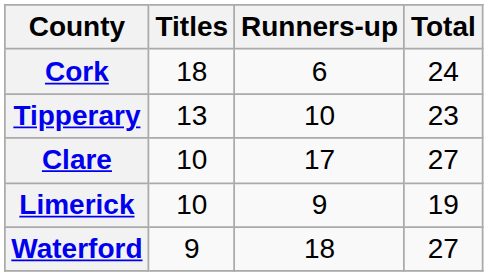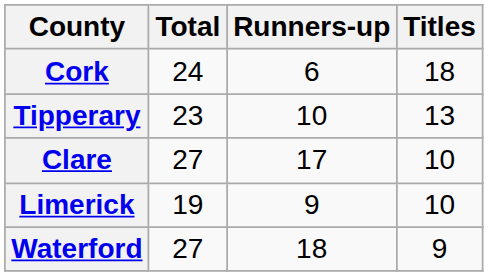columns swapped: (192, 26) <-> (443, 26)
